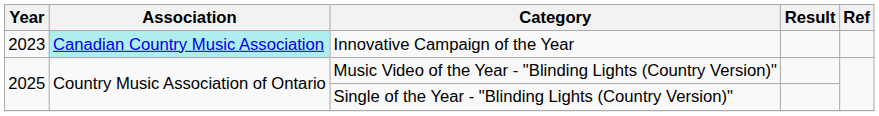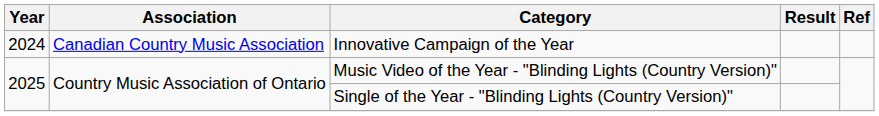(27, 44) 2023 -> (27, 44) 2024
(189, 44) paleturquoise background -> (189, 44) no background
